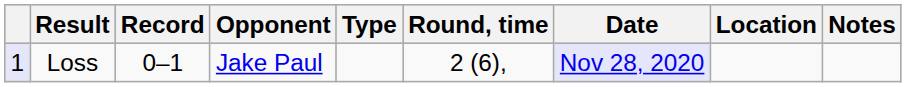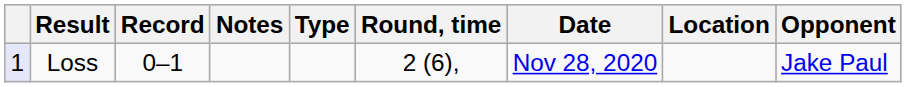columns swapped: (273, 24) <-> (862, 24)
(632, 63) lavender background -> (585, 63) no background
